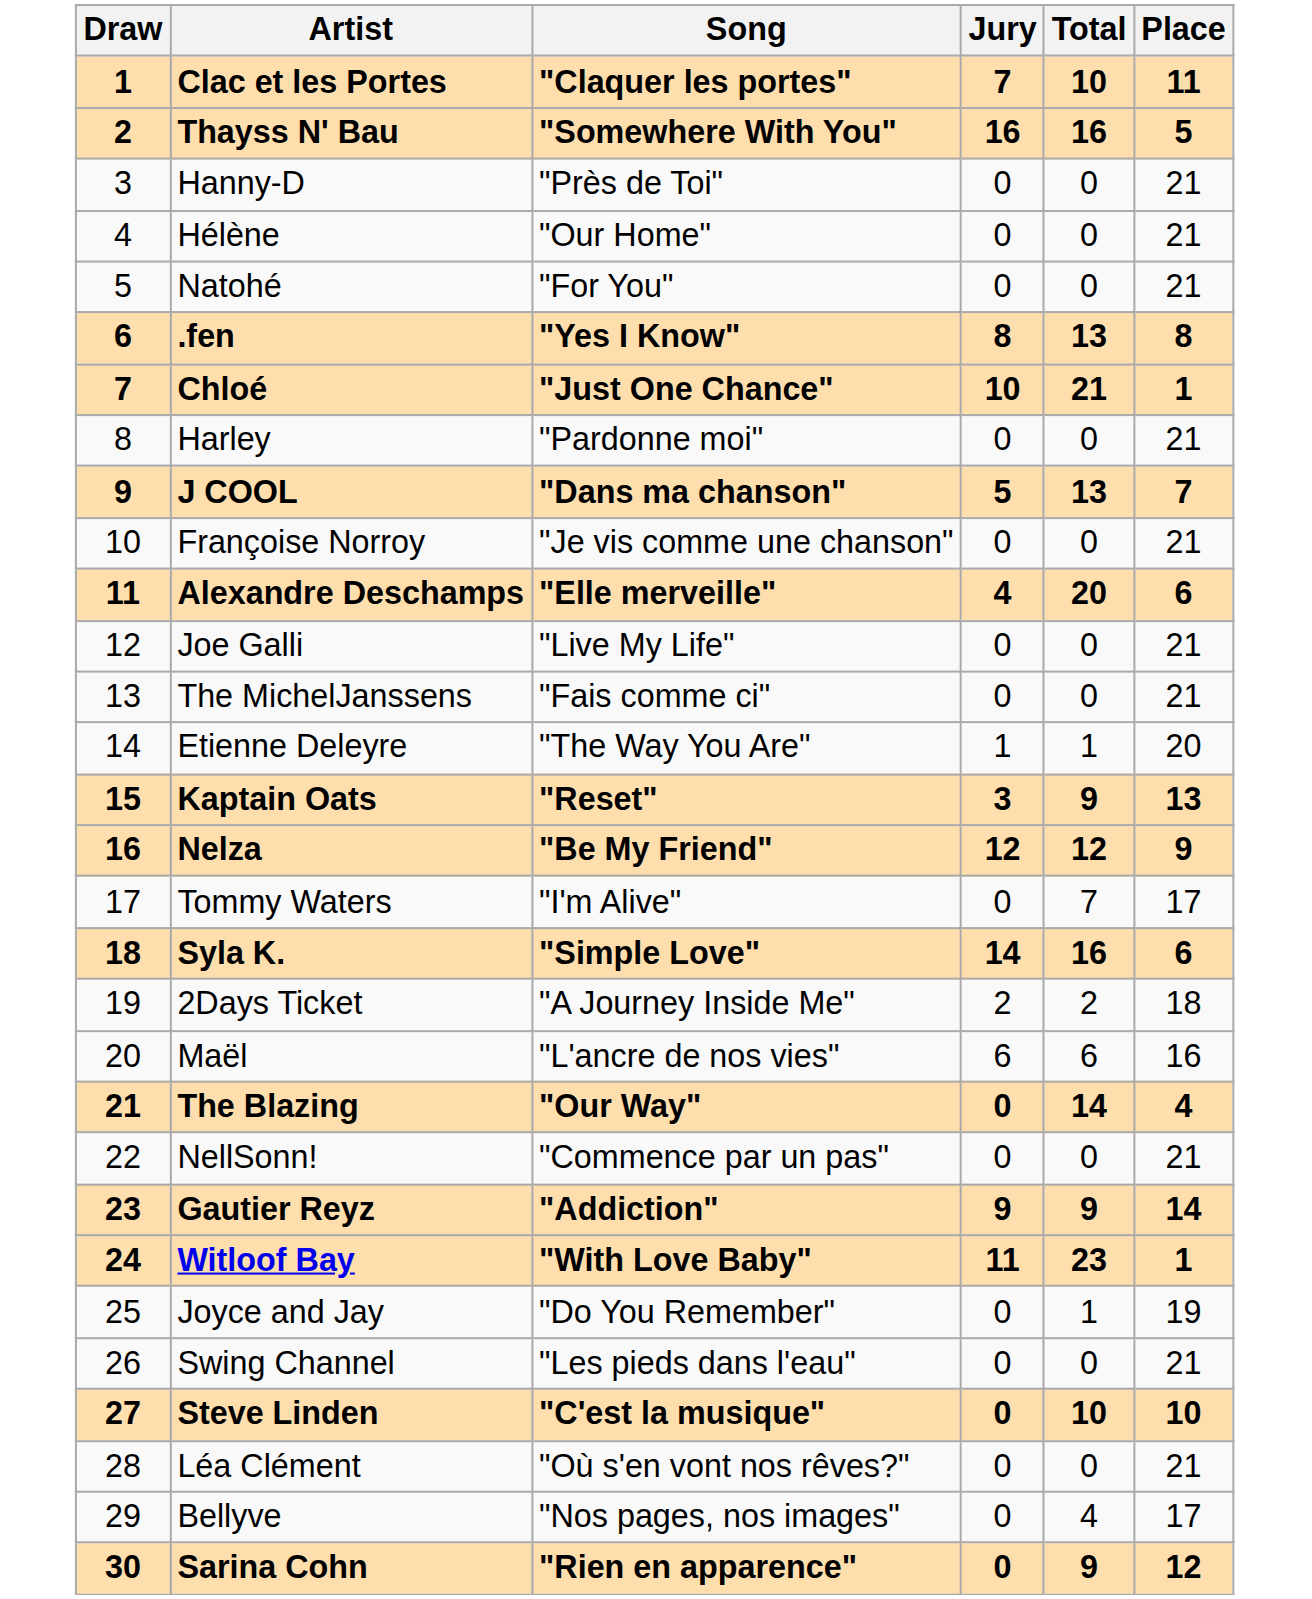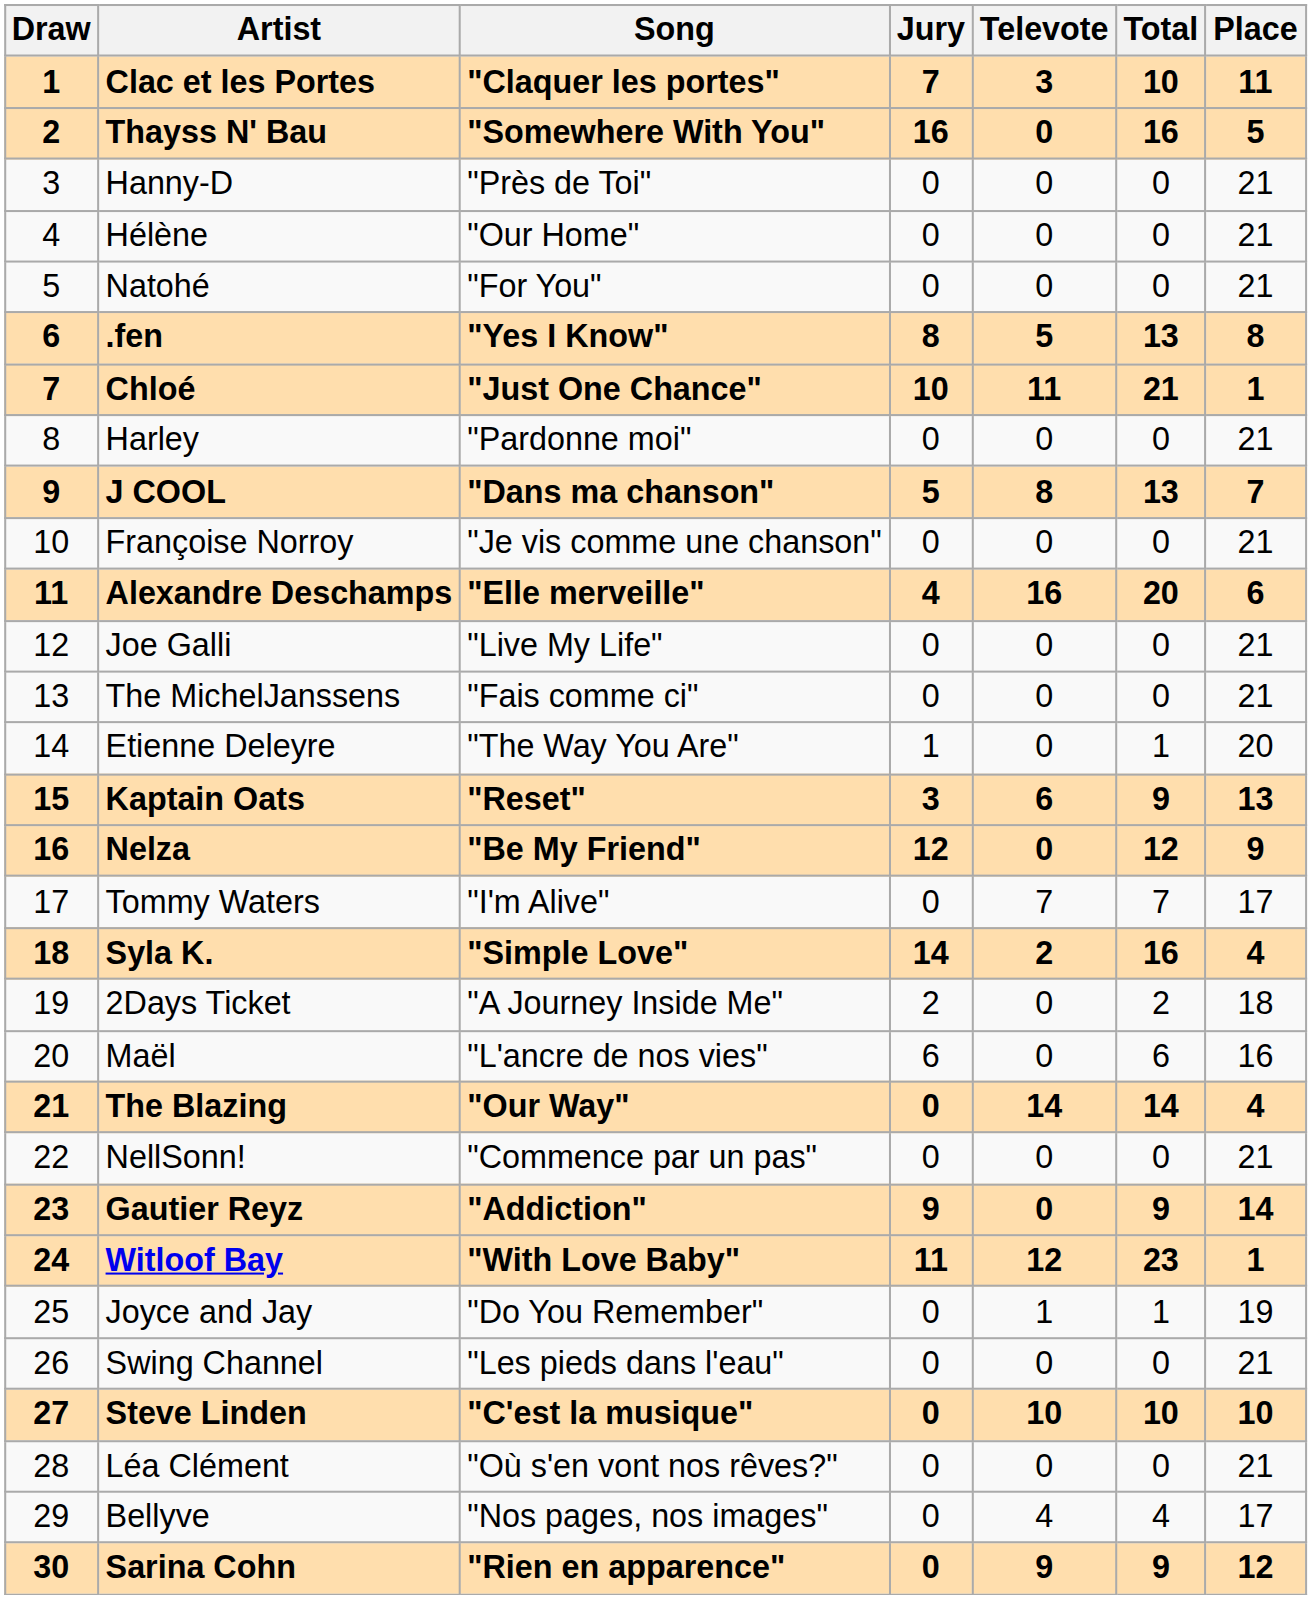+ column: (1044, 30)
(1184, 952) 6 -> (1255, 952) 4
